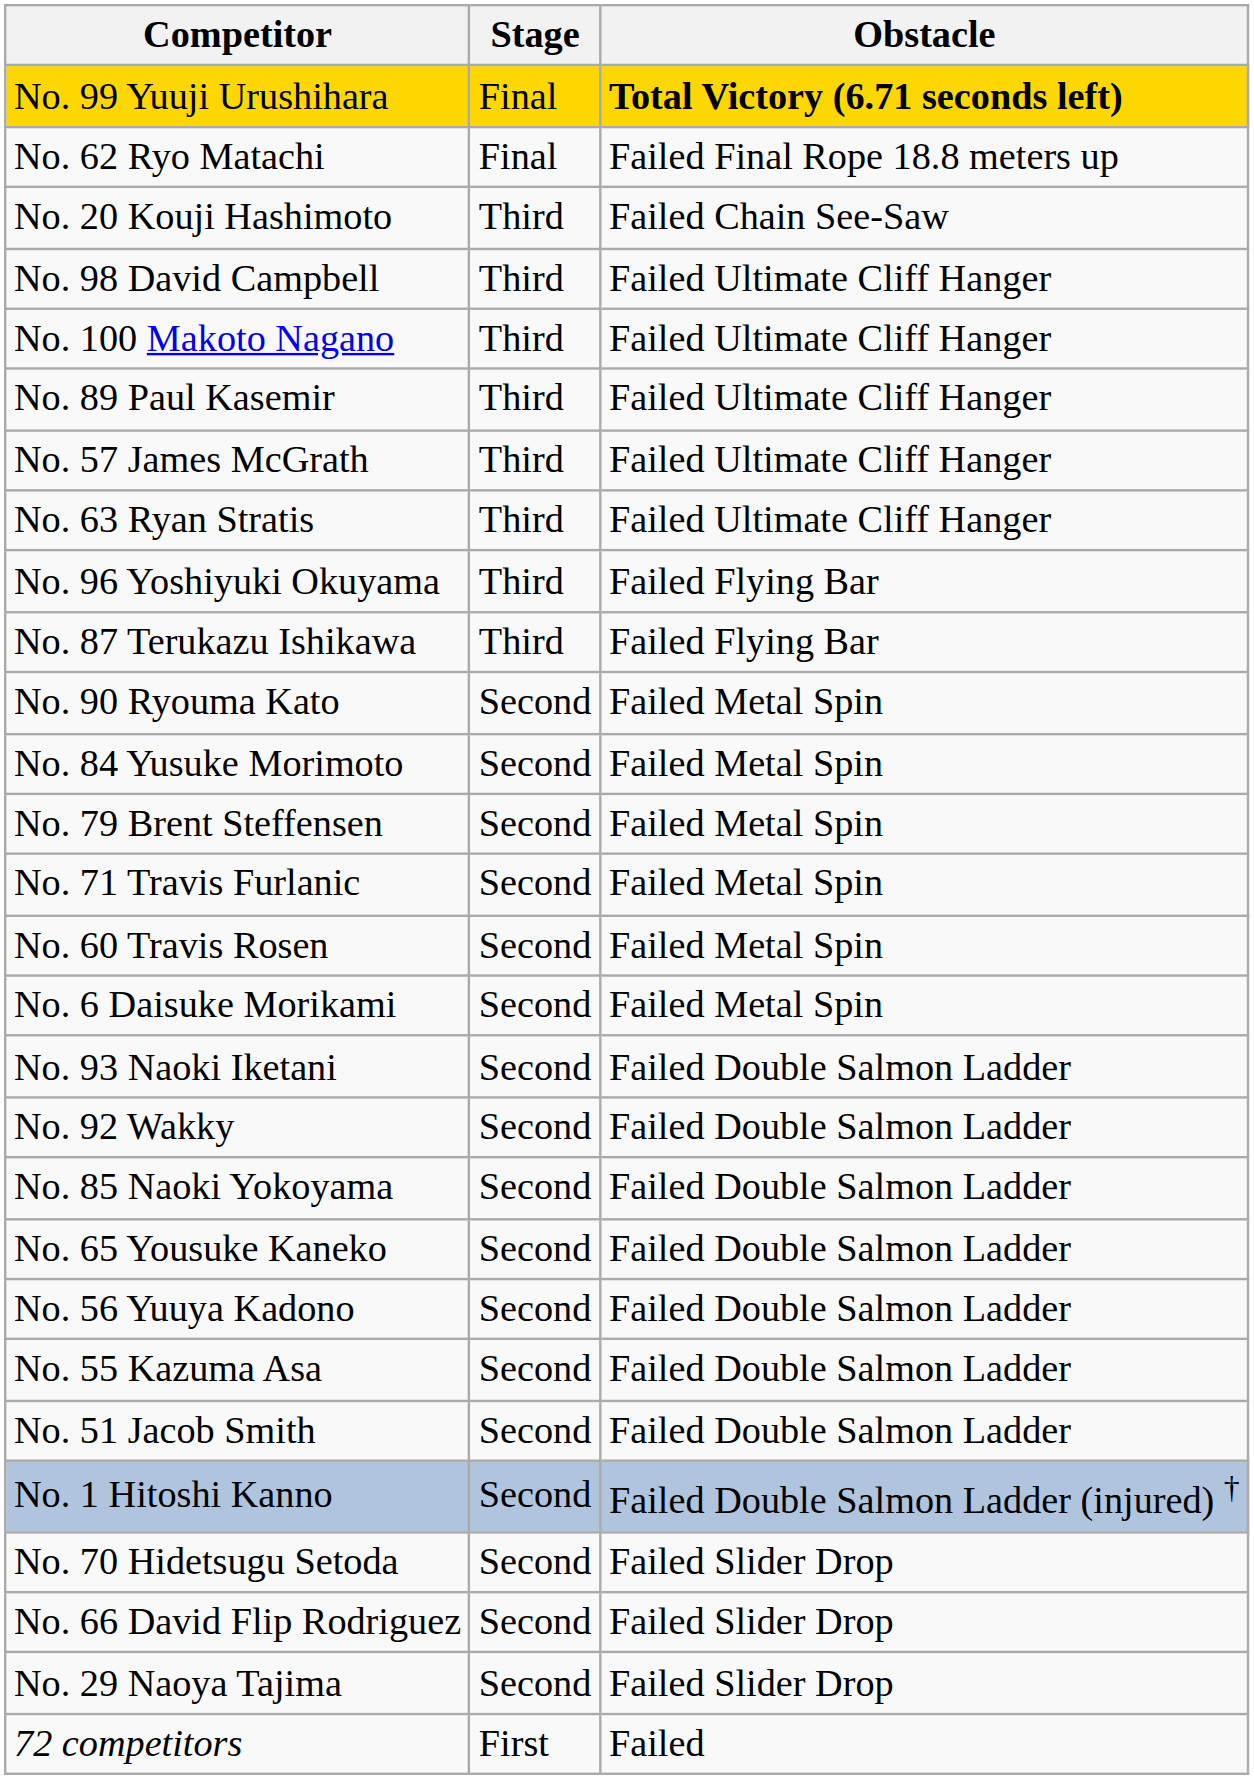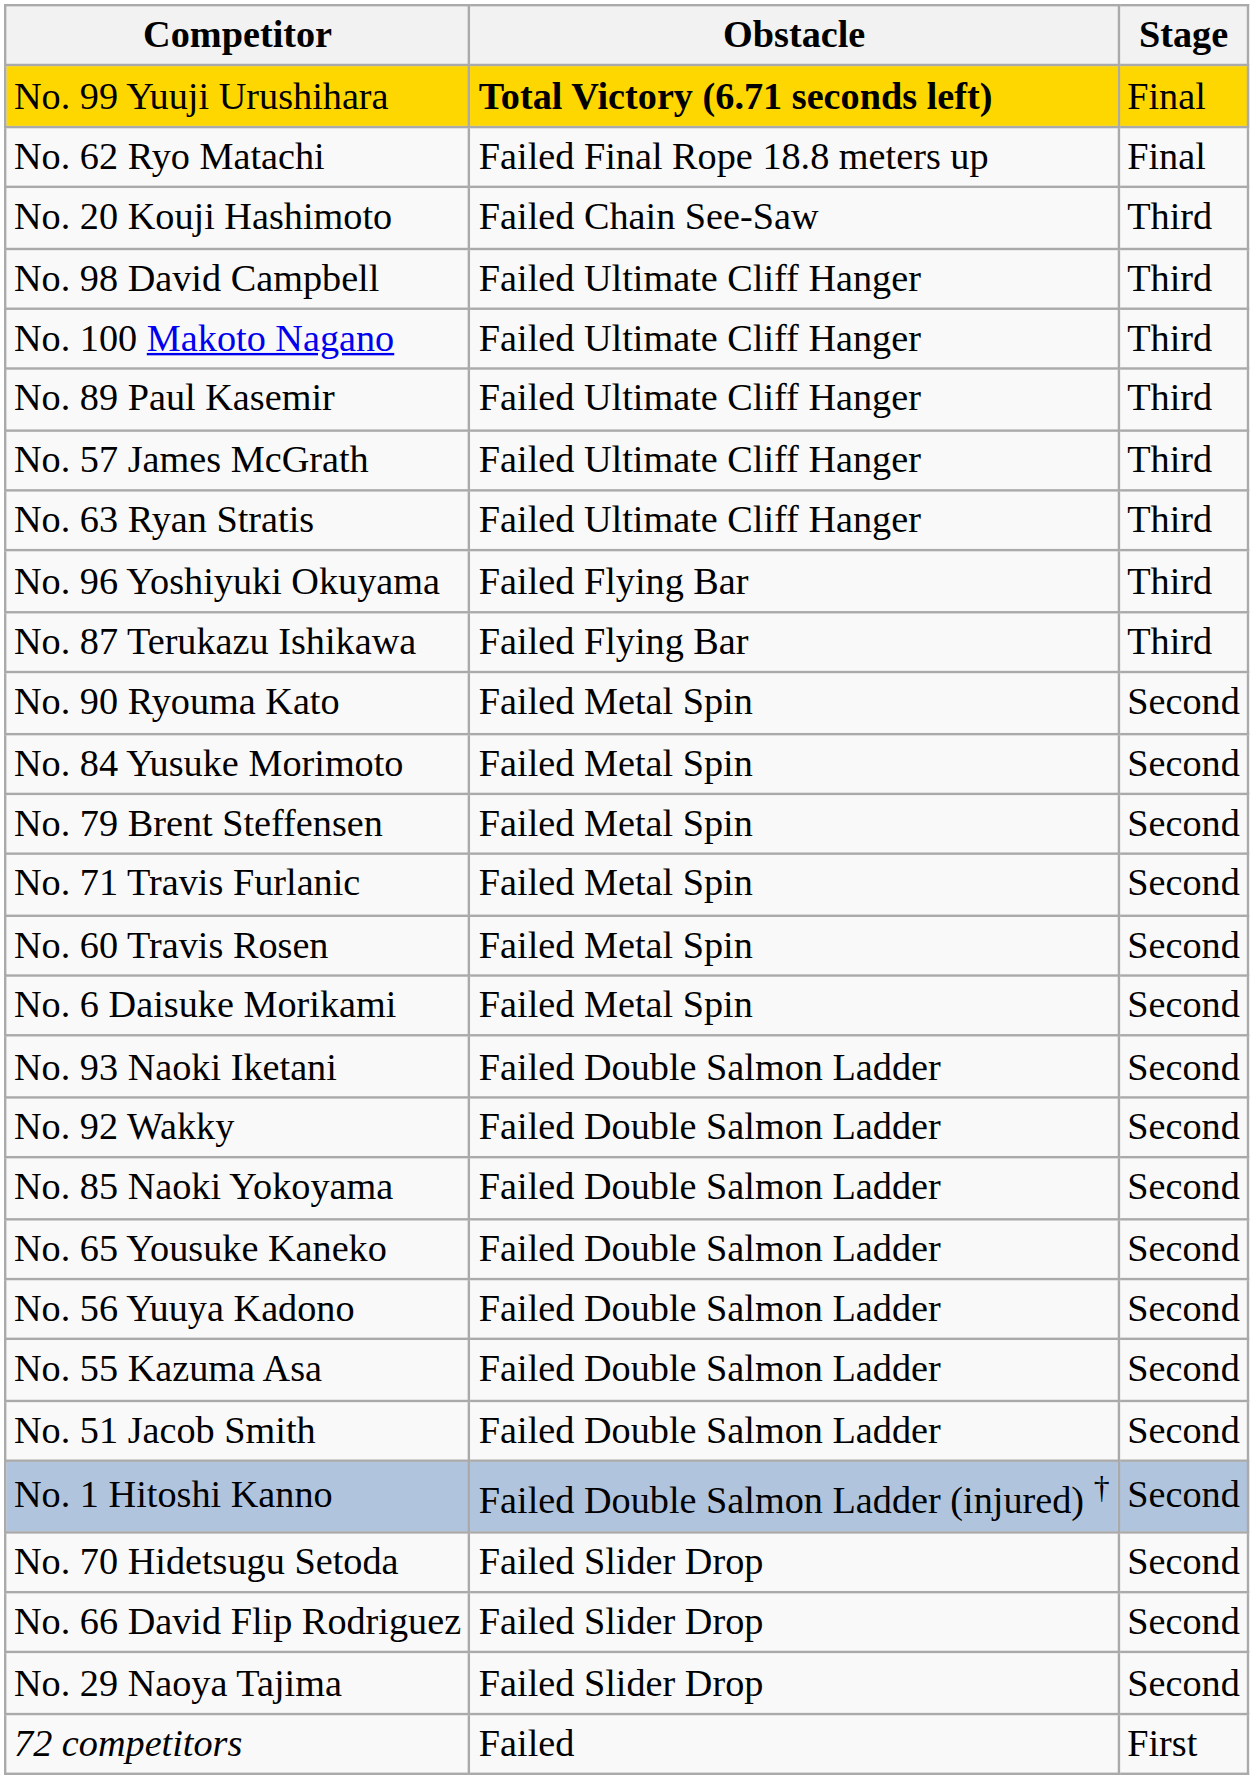columns swapped: (535, 34) <-> (924, 34)
